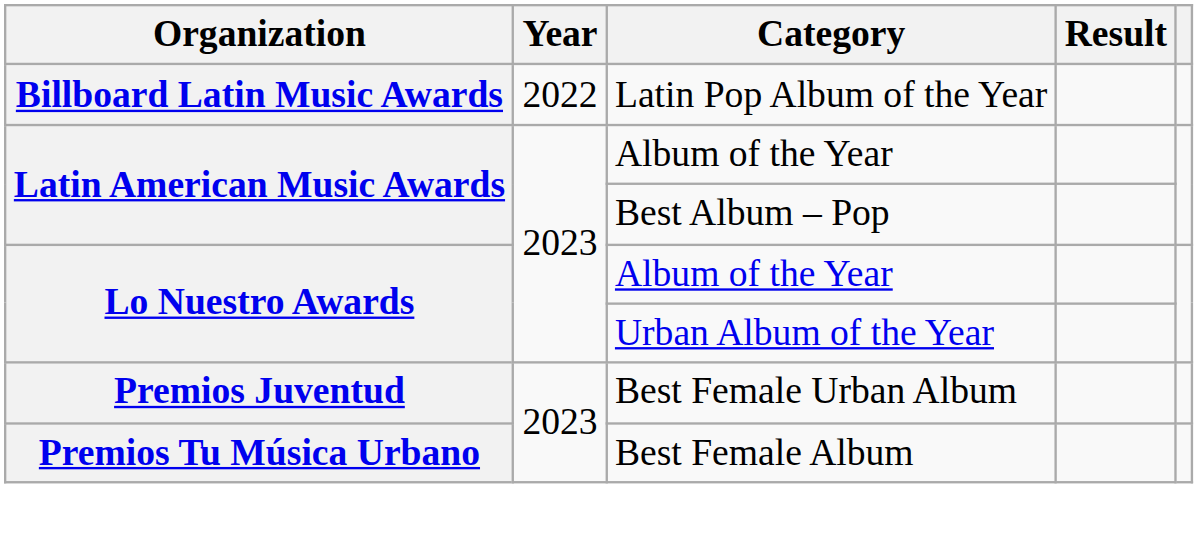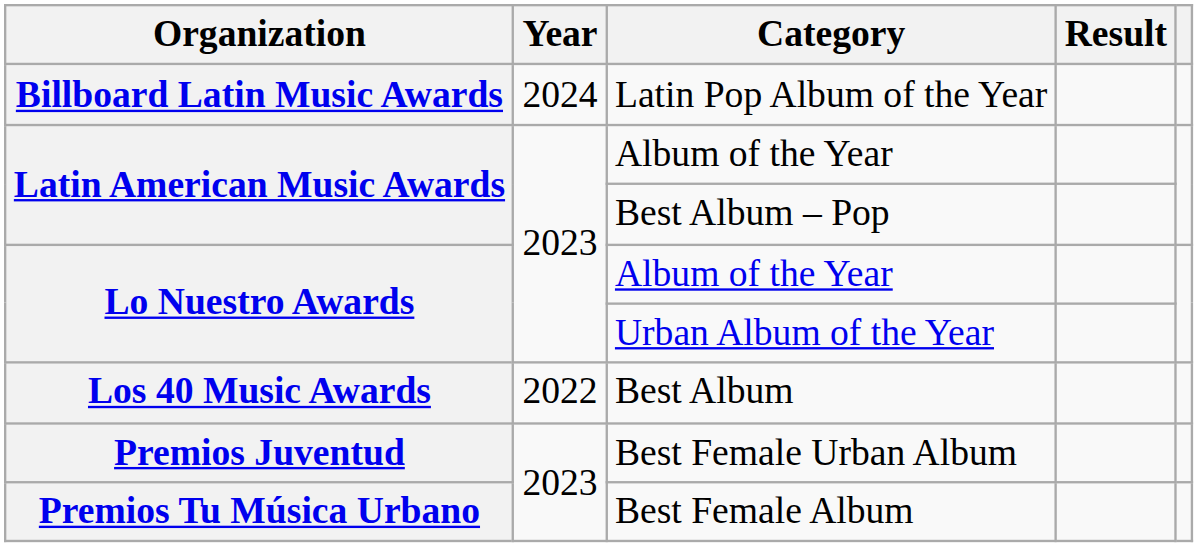(560, 93) 2022 -> (560, 93) 2024
+ row: (259, 392)
